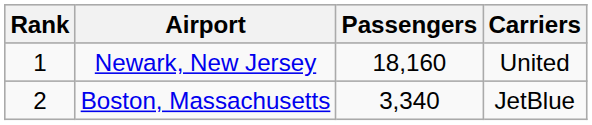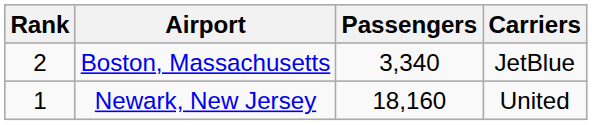rows swapped: (206, 62) <-> (206, 101)
